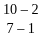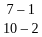rows swapped: (21, 28) <-> (21, 9)
